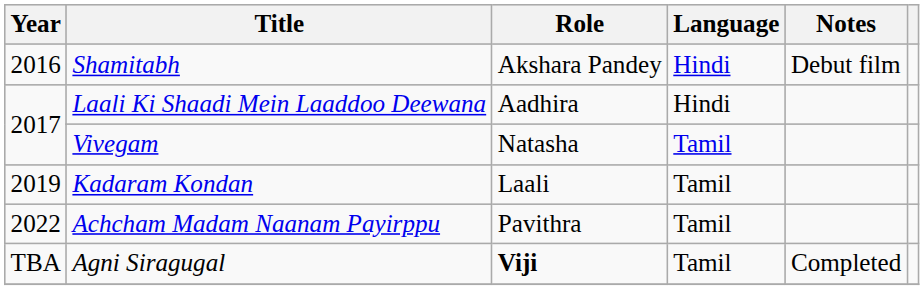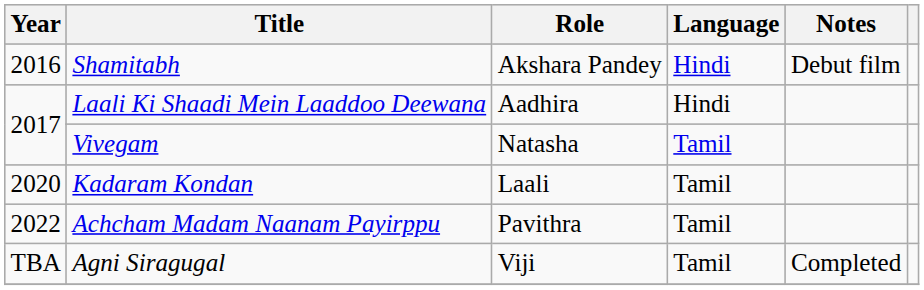(36, 183) 2019 -> (36, 183) 2020
(518, 263) bold -> (517, 263) normal
